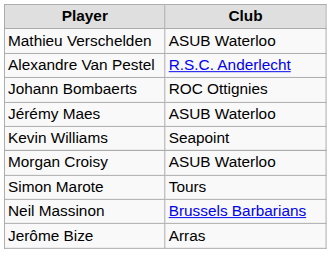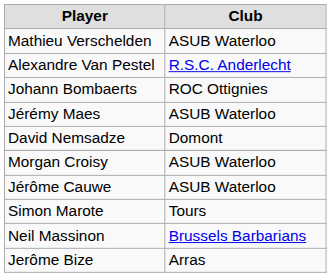- row: (58, 138)
+ row: (66, 138)
+ row: (60, 187)
